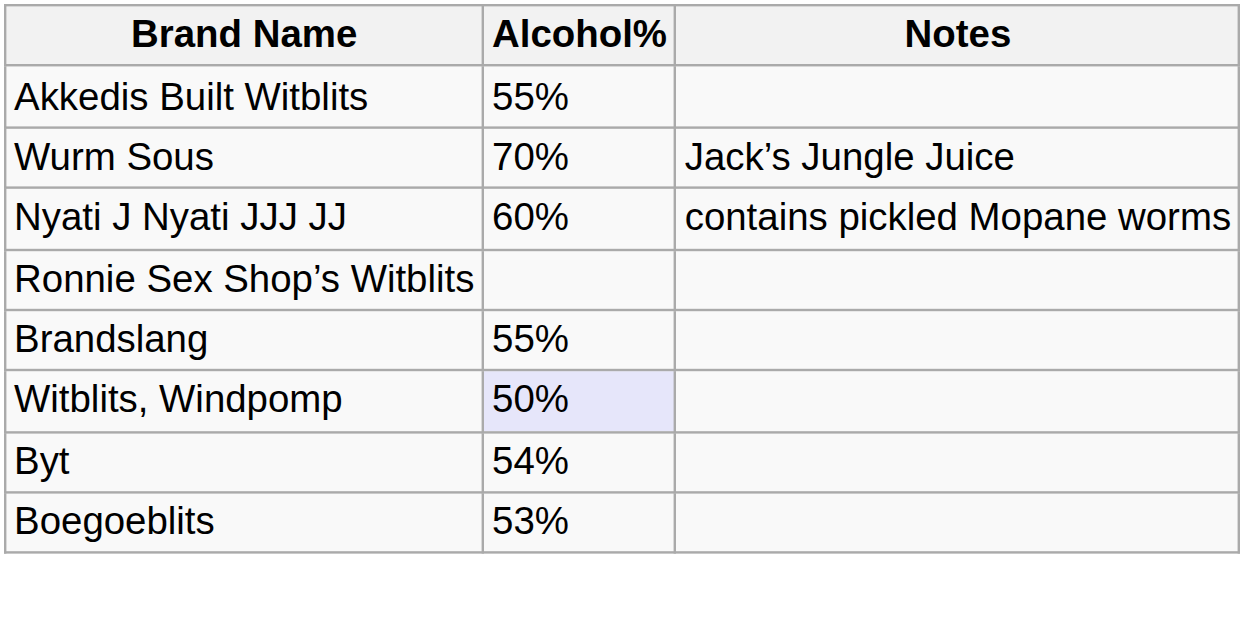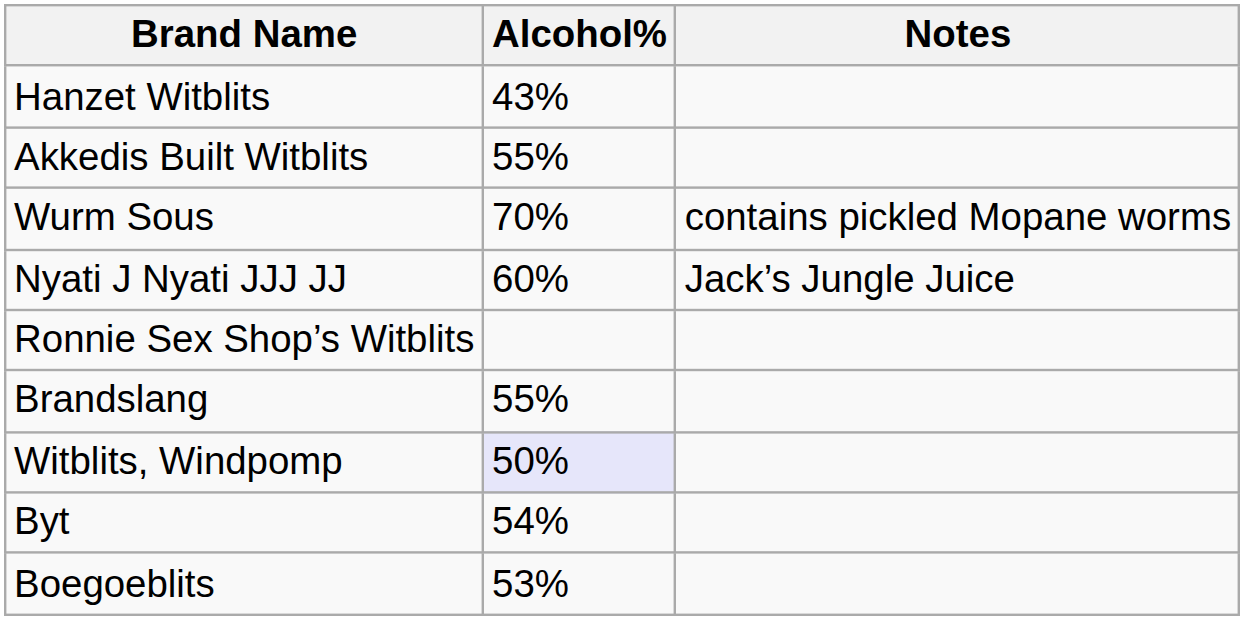+ row: (142, 95)
(850, 156) Jack’s Jungle Juice -> (958, 217) contains pickled Mopane worms
(958, 217) contains pickled Mopane worms -> (850, 278) Jack’s Jungle Juice
